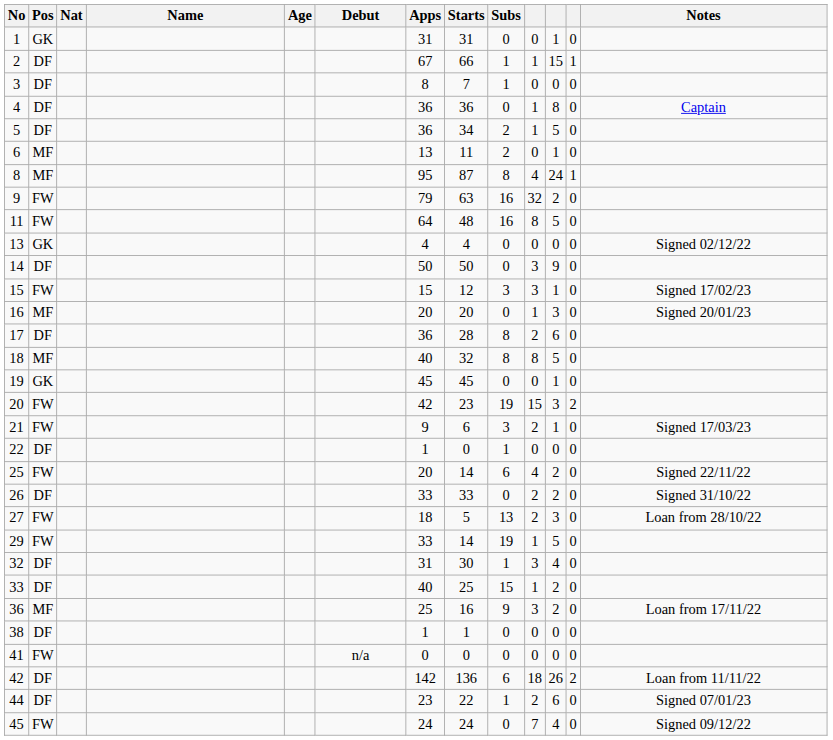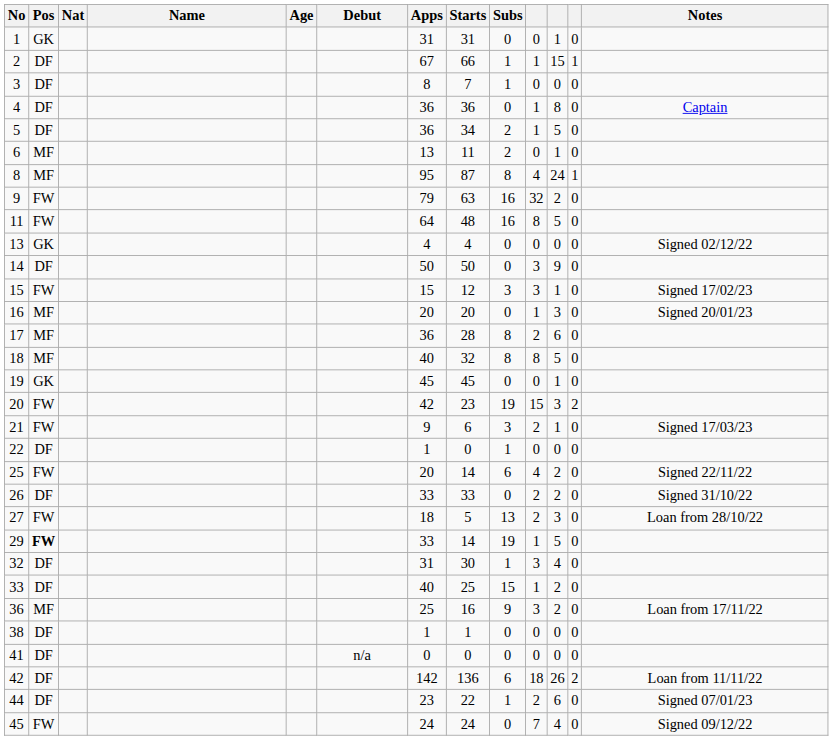(43, 335) DF -> (44, 335) MF
(43, 541) normal -> (44, 541) bold
(43, 655) FW -> (44, 655) DF
